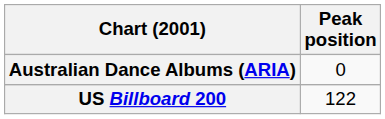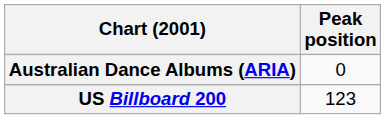(341, 98) 122 -> (341, 98) 123
